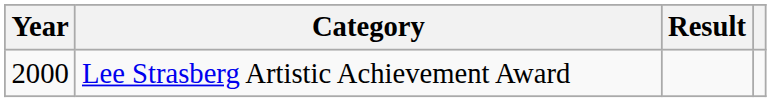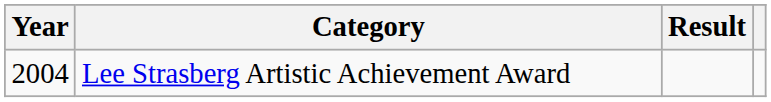(40, 72) 2000 -> (40, 72) 2004
